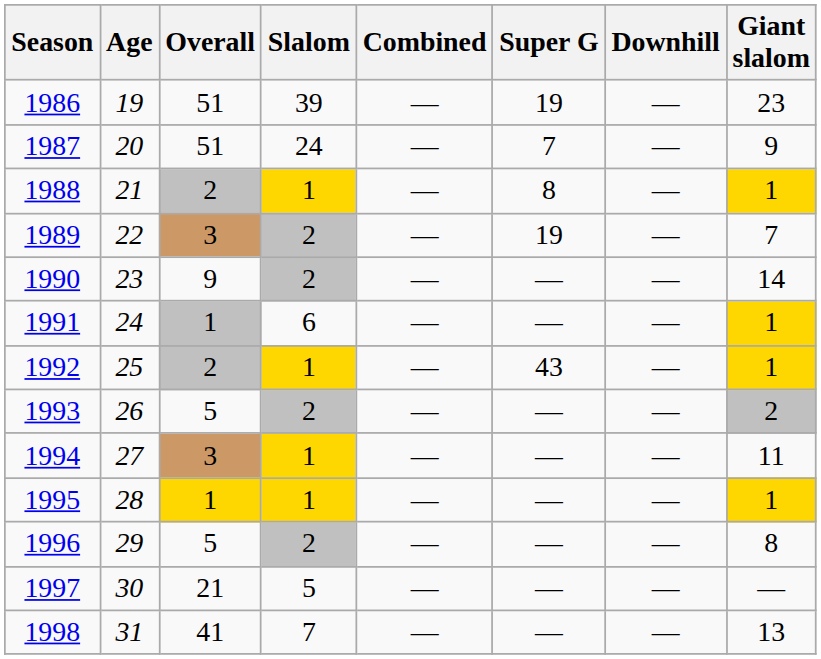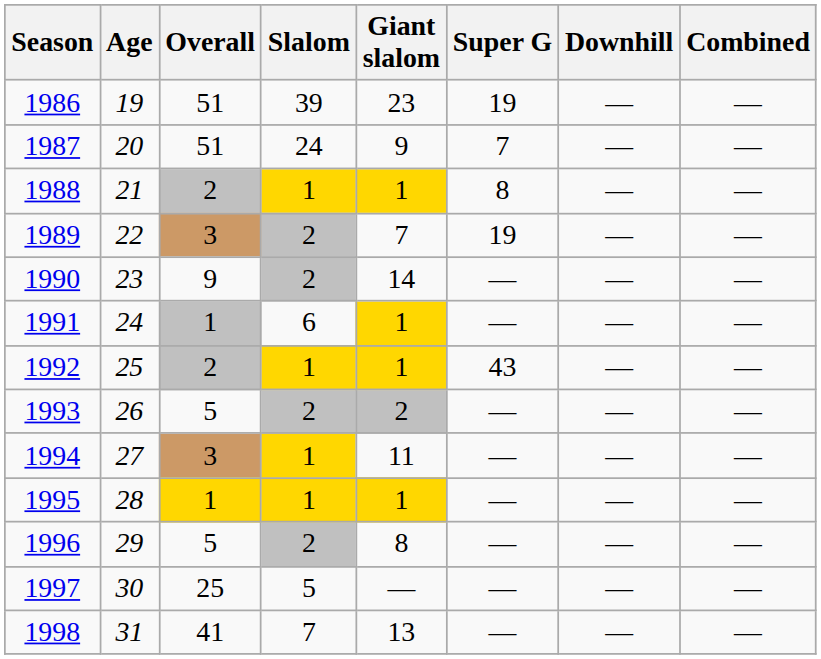columns swapped: (771, 42) <-> (425, 42)
(210, 587) 21 -> (210, 587) 25
